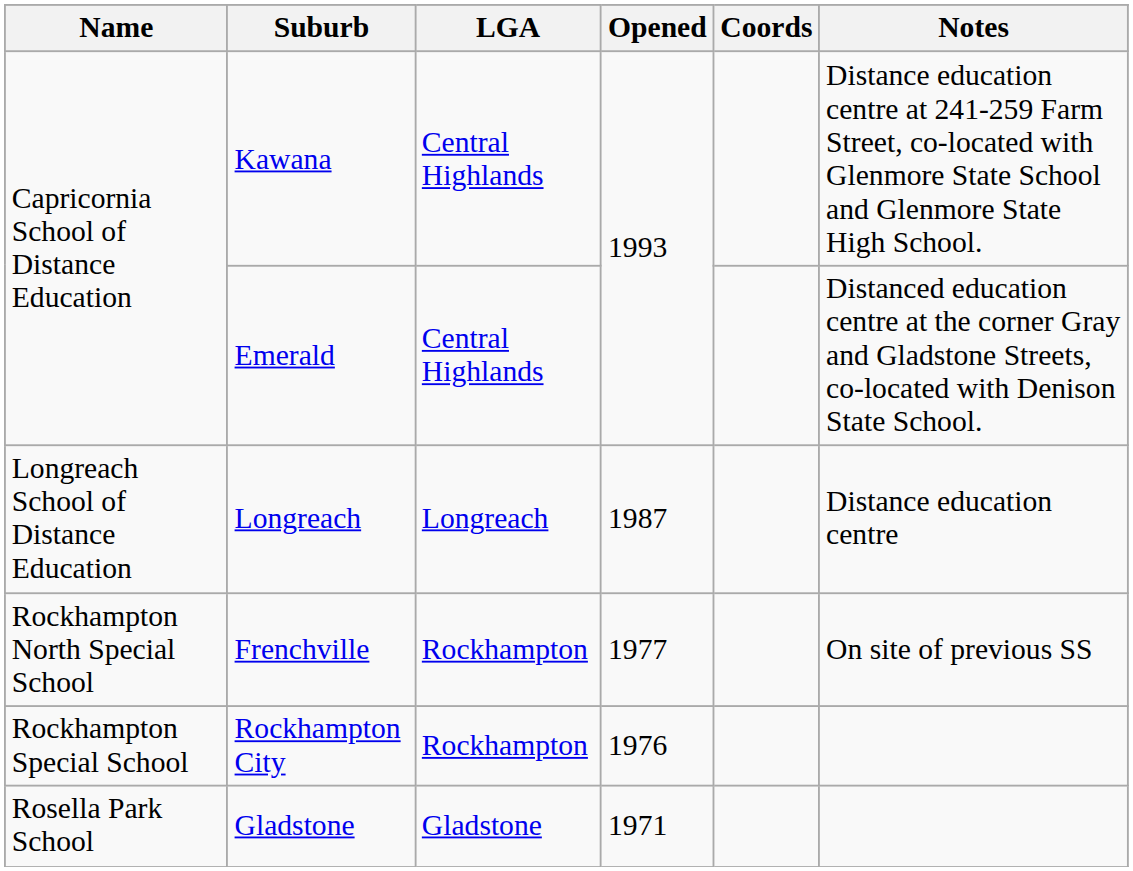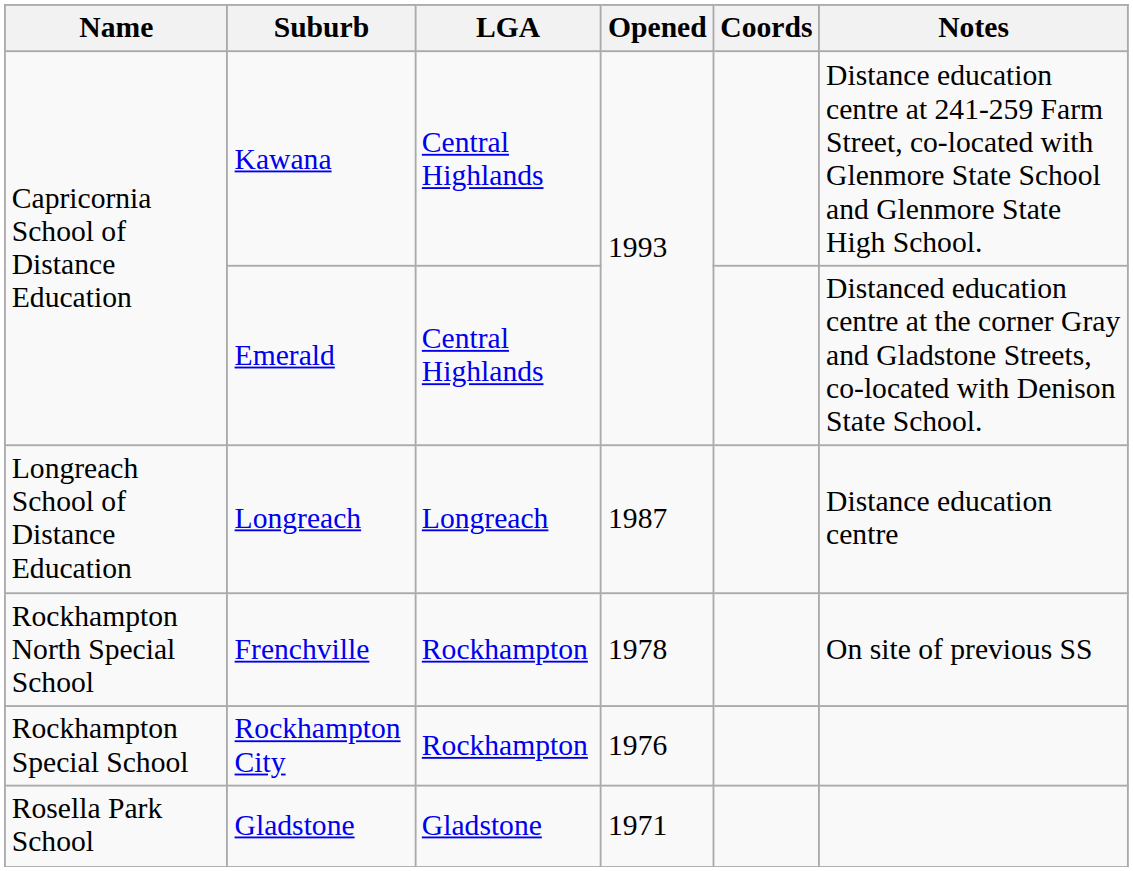(638, 648) 1977 -> (638, 648) 1978
